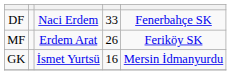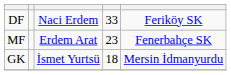(174, 20) Fenerbahçe SK -> (173, 20) Feriköy SK
(112, 39) 26 -> (112, 39) 23
(173, 39) Feriköy SK -> (174, 39) Fenerbahçe SK
(112, 59) 16 -> (112, 59) 18
